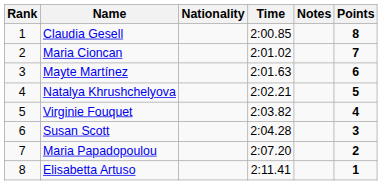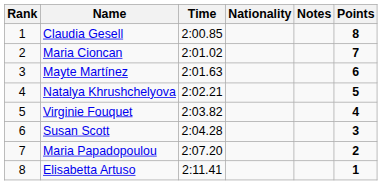columns swapped: (213, 14) <-> (271, 14)
